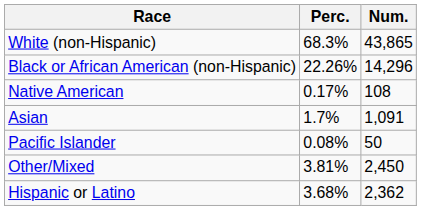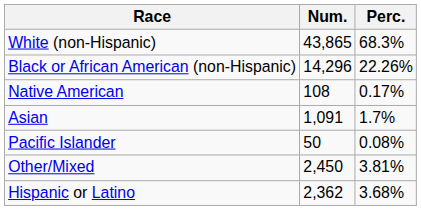columns swapped: (389, 17) <-> (330, 17)
